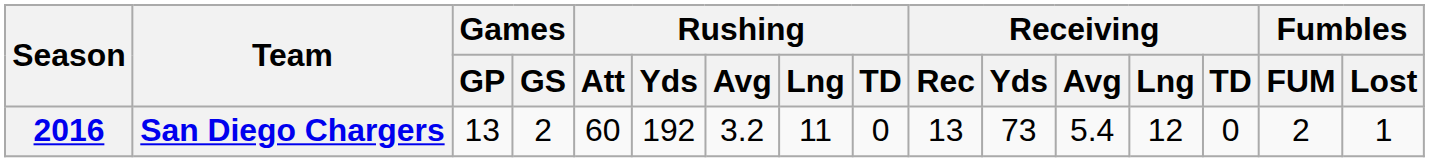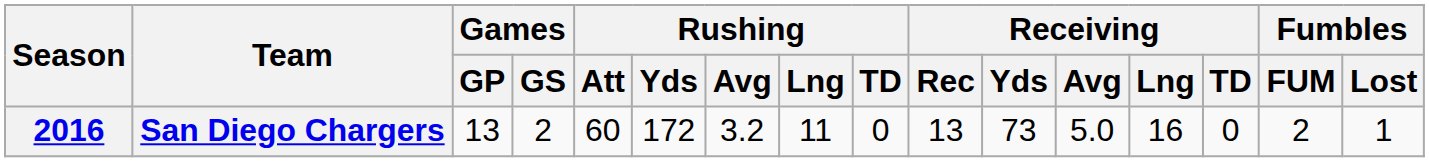(669, 130) 192 -> (669, 130) 172
(1092, 130) 5.4 -> (1092, 130) 5.0
(1165, 130) 12 -> (1165, 130) 16
